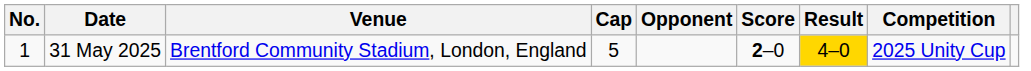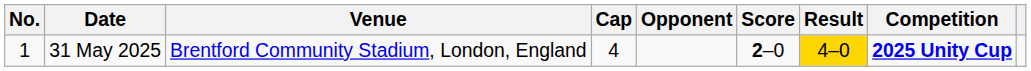(614, 50) 5 -> (614, 50) 4
(939, 50) normal -> (942, 50) bold
